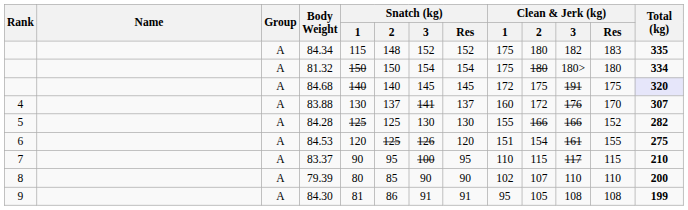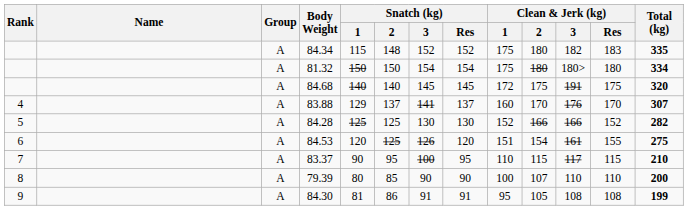(659, 86) lavender background -> (659, 86) no background
(358, 104) 130 -> (358, 104) 129
(539, 104) 172 -> (539, 104) 170
(505, 123) 155 -> (505, 123) 152
(505, 178) 102 -> (505, 178) 100
